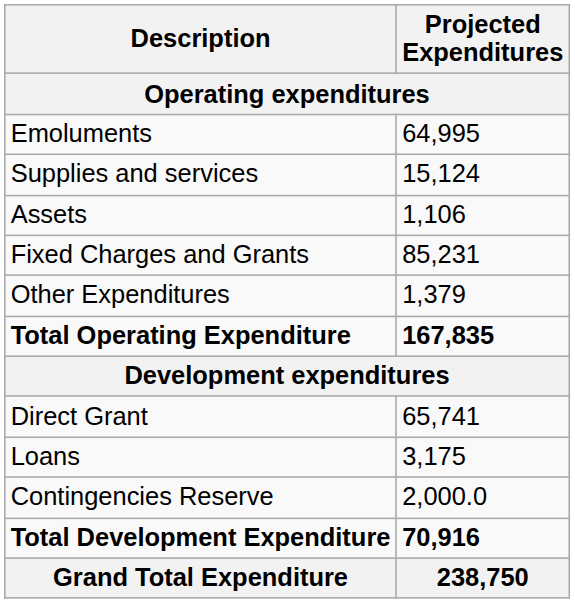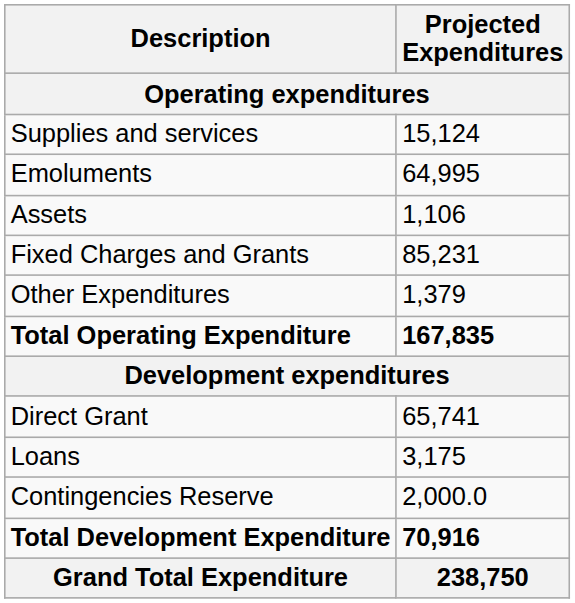rows swapped: (81, 133) <-> (134, 174)
